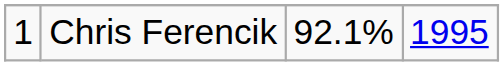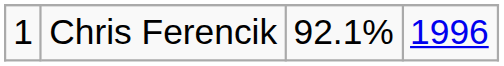(449, 32) 1995 -> (449, 32) 1996
